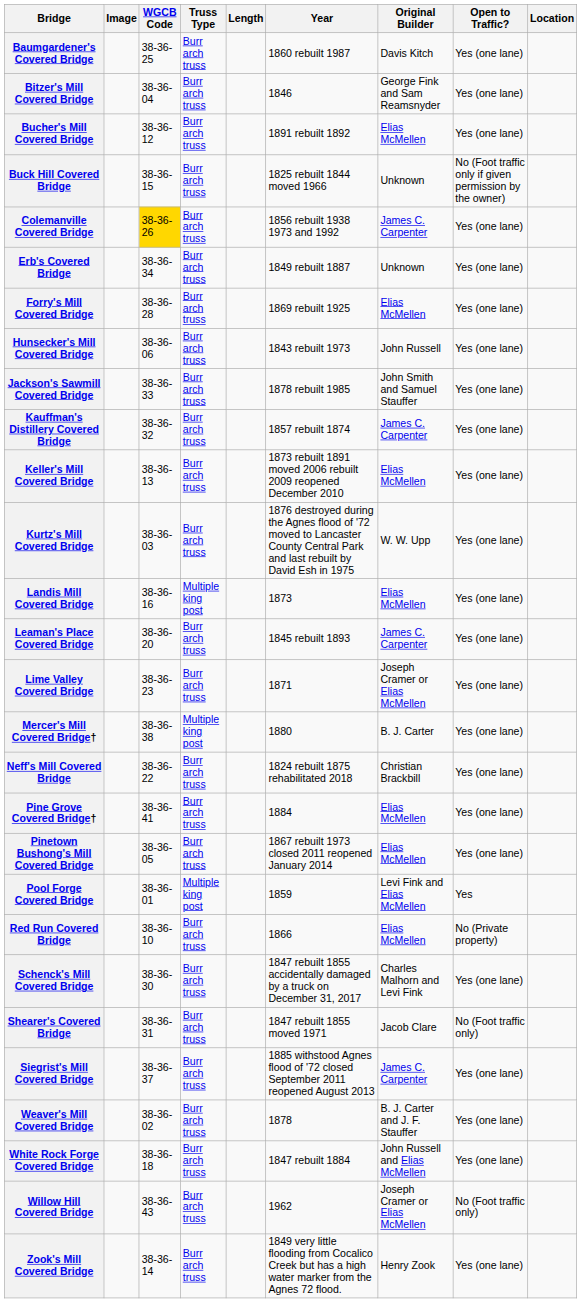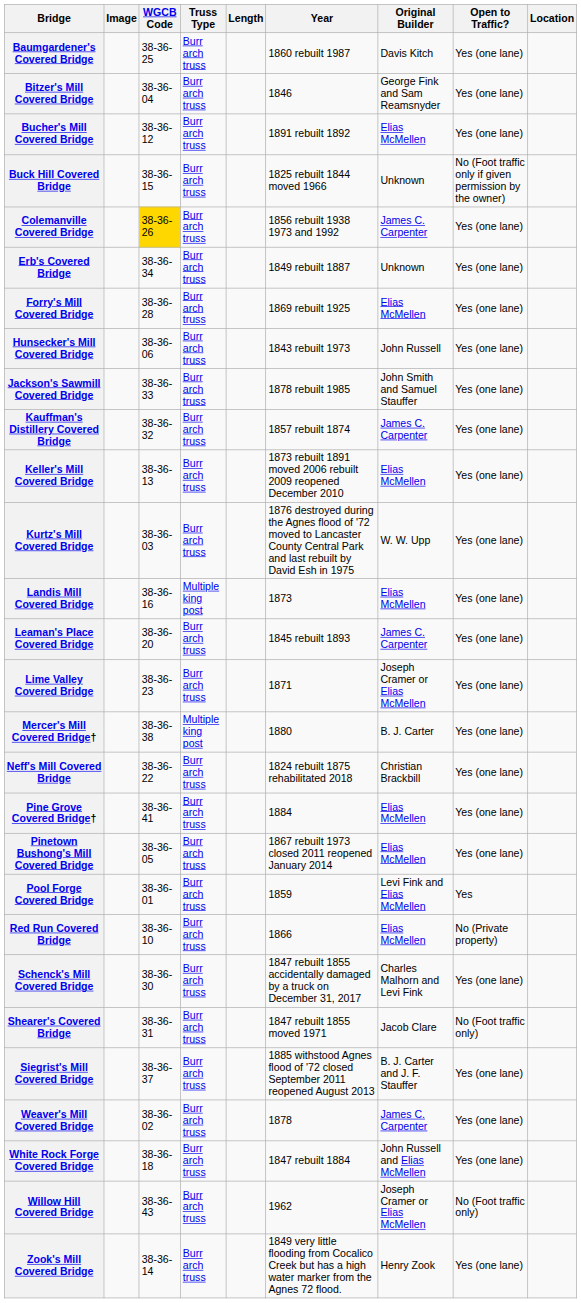(201, 894) Multiple king post -> (194, 894) Burr arch truss
(404, 1074) James C. Carpenter -> (407, 1074) B. J. Carter and J. F. Stauffer
(407, 1120) B. J. Carter and J. F. Stauffer -> (404, 1120) James C. Carpenter
